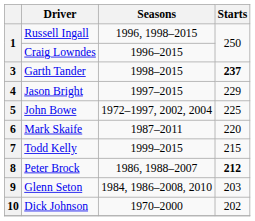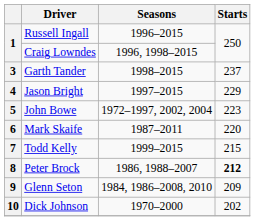(157, 33) 1996, 1998–2015 -> (157, 33) 1996–2015
(157, 52) 1996–2015 -> (157, 52) 1996, 1998–2015
(232, 72) bold -> (232, 72) normal
(232, 110) 225 -> (232, 110) 223
(232, 187) 203 -> (232, 187) 209
